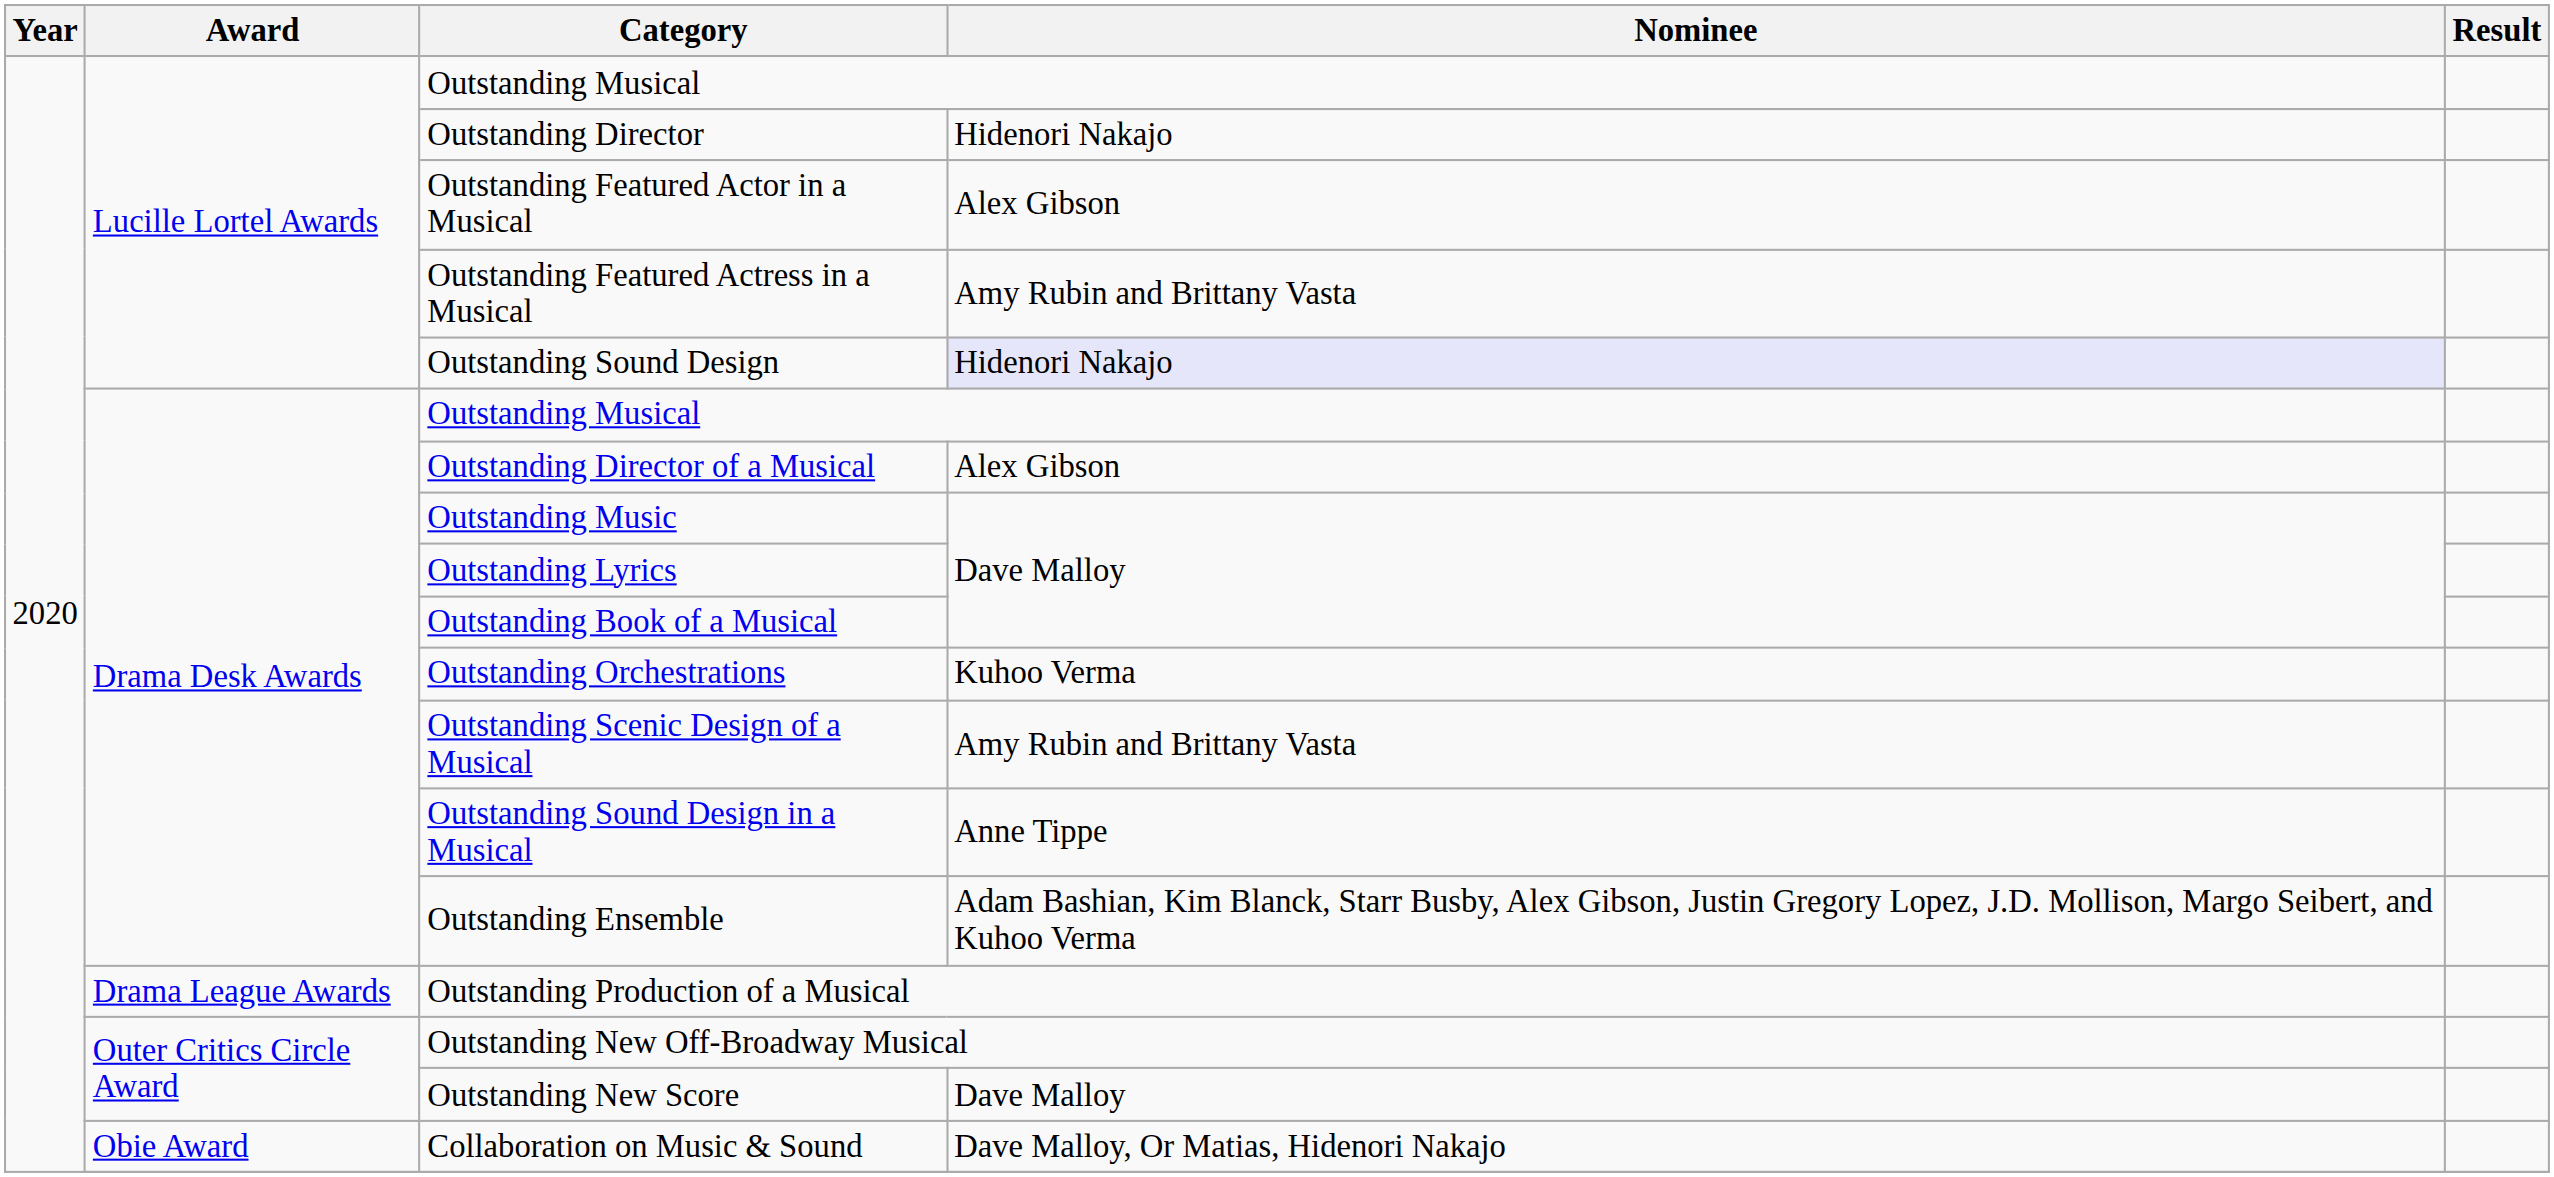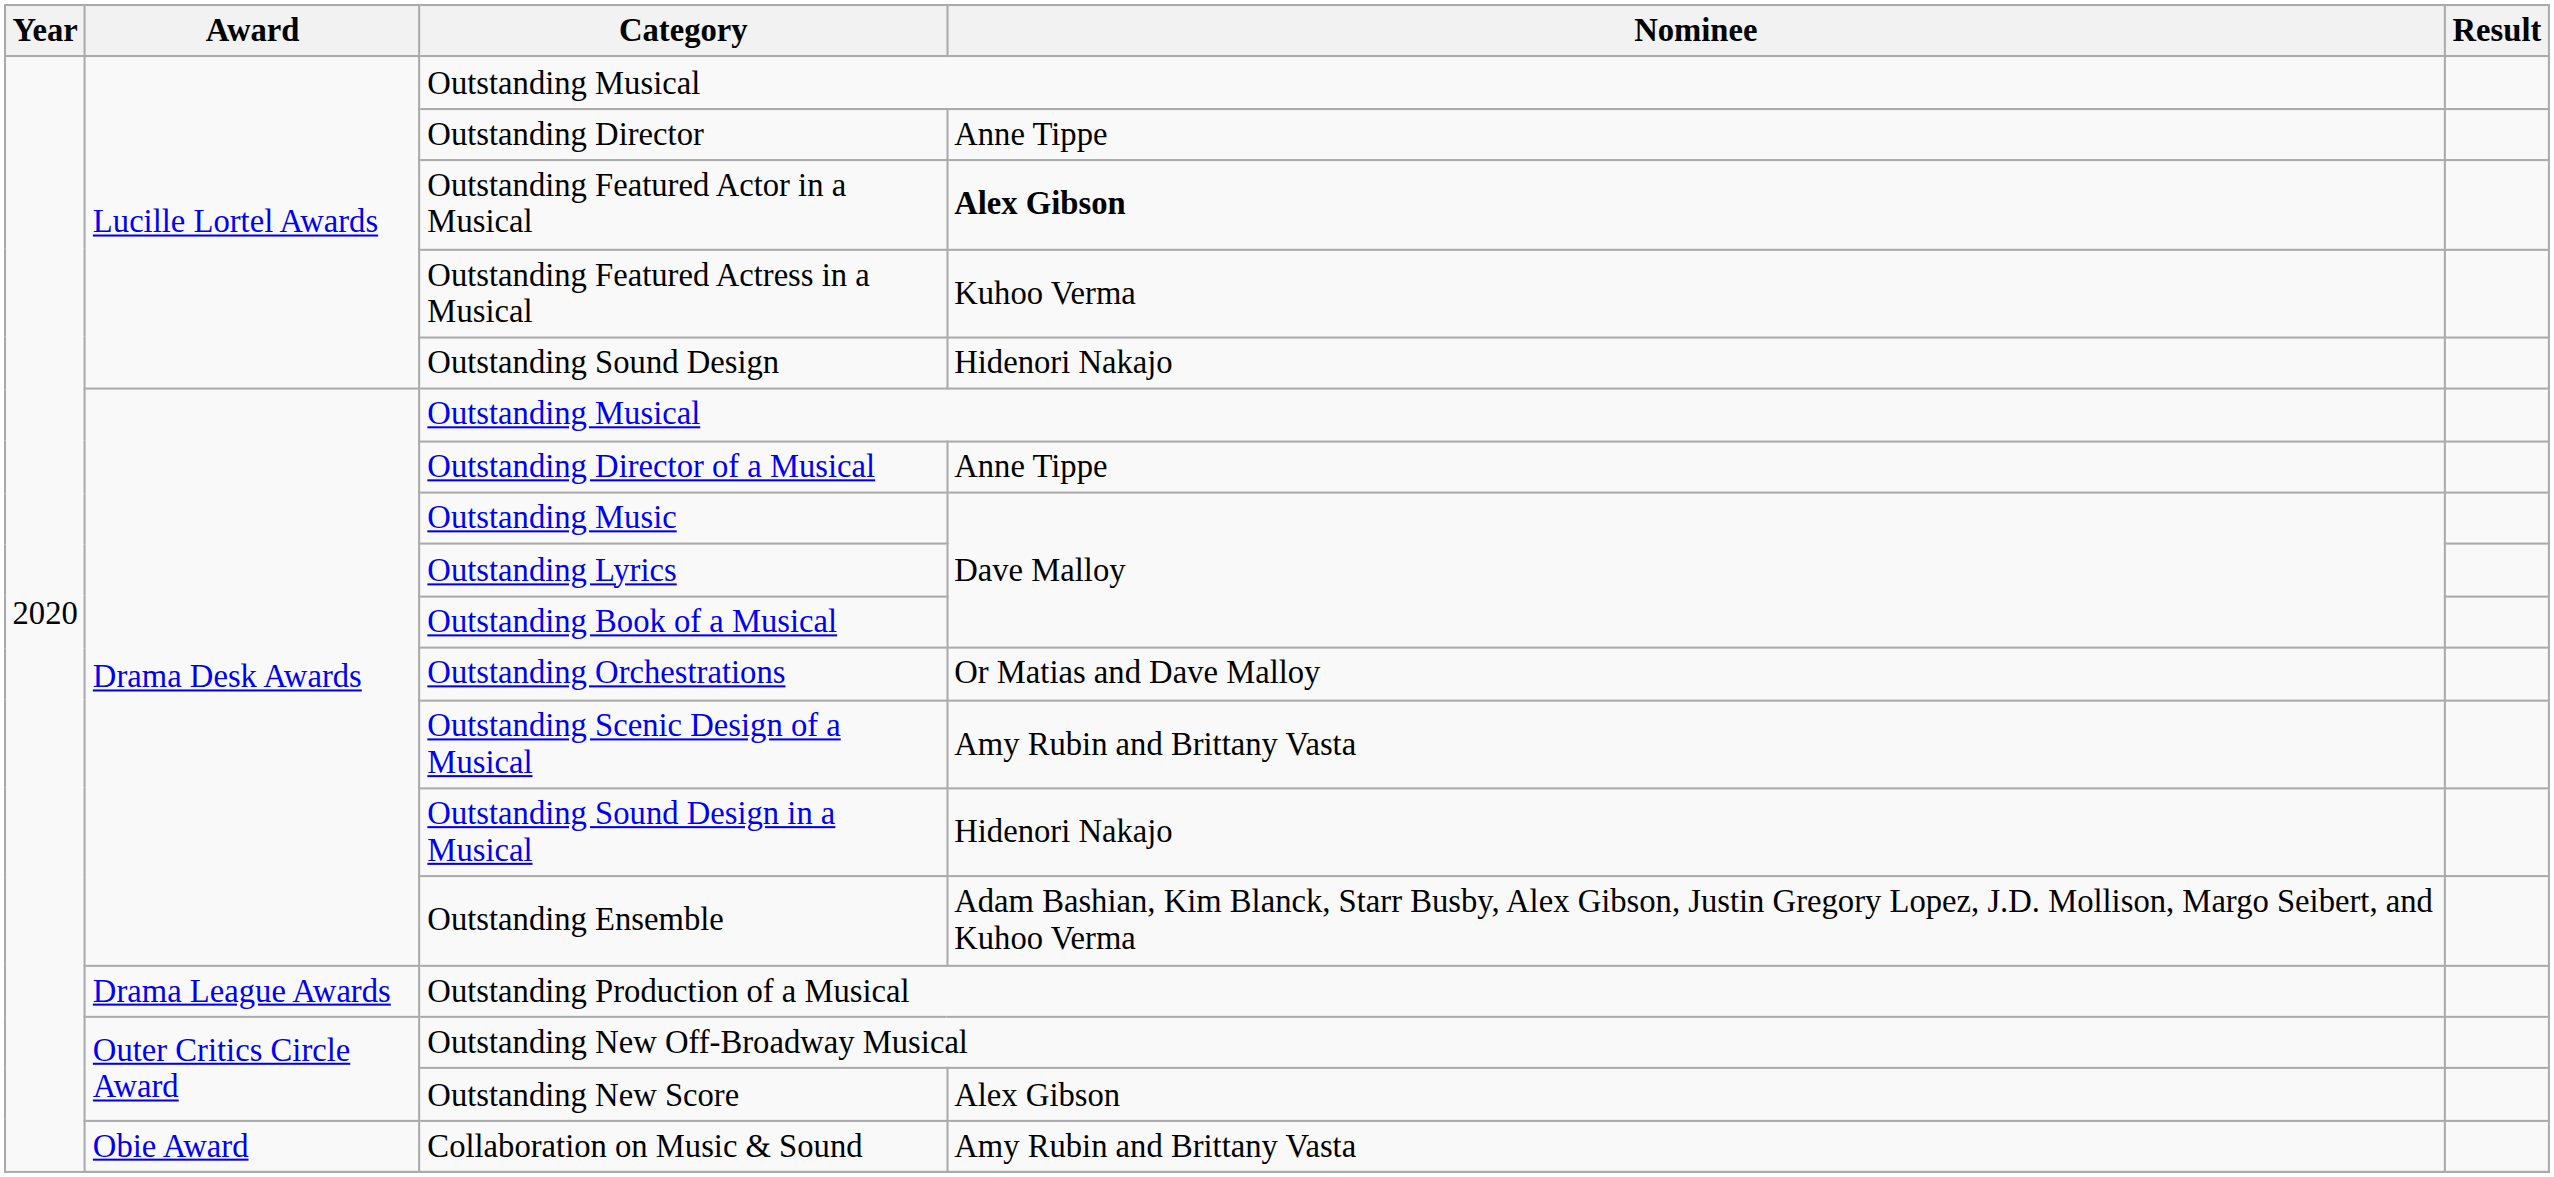(1063, 133) Hidenori Nakajo -> (1031, 133) Anne Tippe
(1037, 204) normal -> (1040, 204) bold
(1155, 292) Amy Rubin and Brittany Vasta -> (1045, 292) Kuhoo Verma
(1063, 362) lavender background -> (1063, 362) no background
(1037, 466) Alex Gibson -> (1031, 466) Anne Tippe
(1045, 673) Kuhoo Verma -> (1137, 673) Or Matias and Dave Malloy
(1031, 831) Anne Tippe -> (1063, 831) Hidenori Nakajo
(1040, 1093) Dave Malloy -> (1037, 1093) Alex Gibson
(1230, 1145) Dave Malloy, Or Matias, Hidenori Nakajo -> (1155, 1145) Amy Rubin and Brittany Vasta
